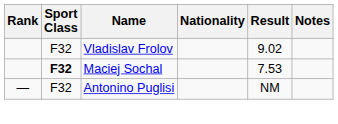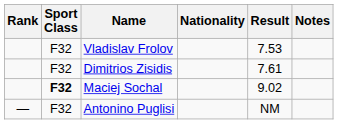(270, 48) 9.02 -> (270, 48) 7.53
+ row: (128, 68)
(270, 68) 7.53 -> (270, 88) 9.02
